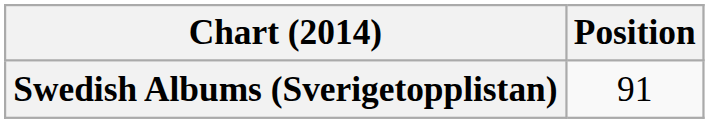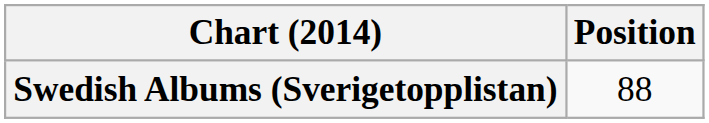(635, 88) 91 -> (635, 88) 88
